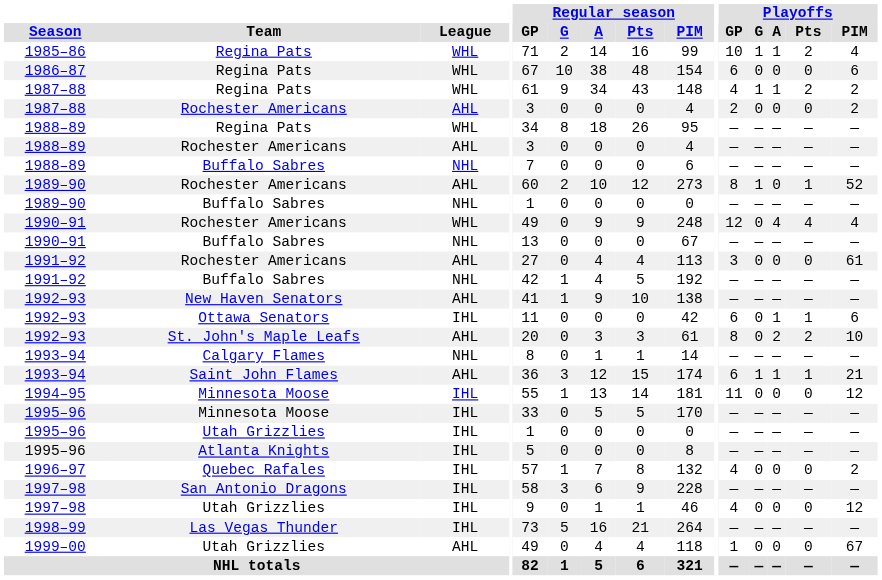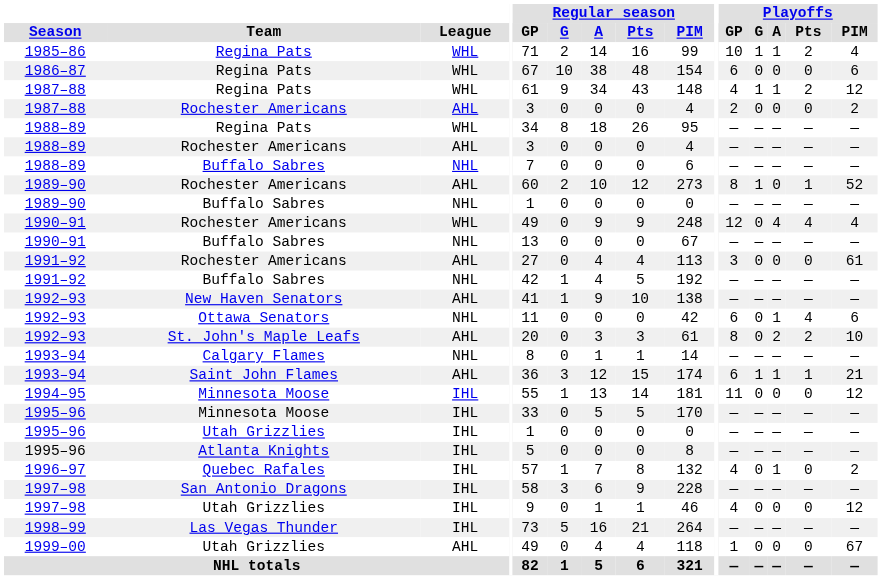(855, 90) 2 -> (855, 90) 12
(465, 318) IHL -> (465, 318) NHL
(808, 318) 1 -> (808, 318) 4
(777, 470) 0 -> (777, 470) 1
